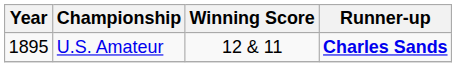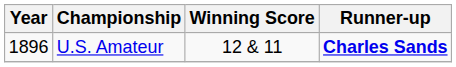(29, 47) 1895 -> (29, 47) 1896
